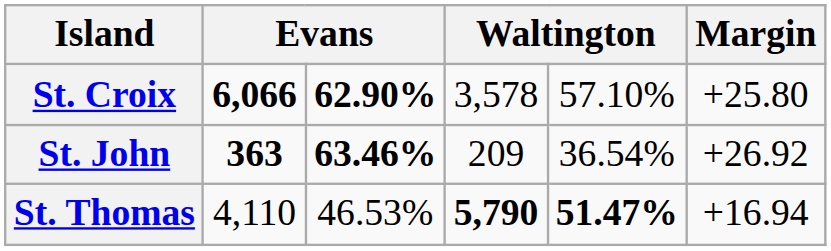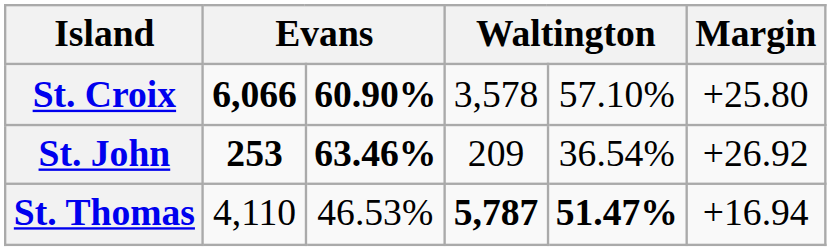(375, 93) 62.90% -> (375, 93) 60.90%
(255, 153) 363 -> (255, 153) 253
(496, 213) 5,790 -> (496, 213) 5,787
